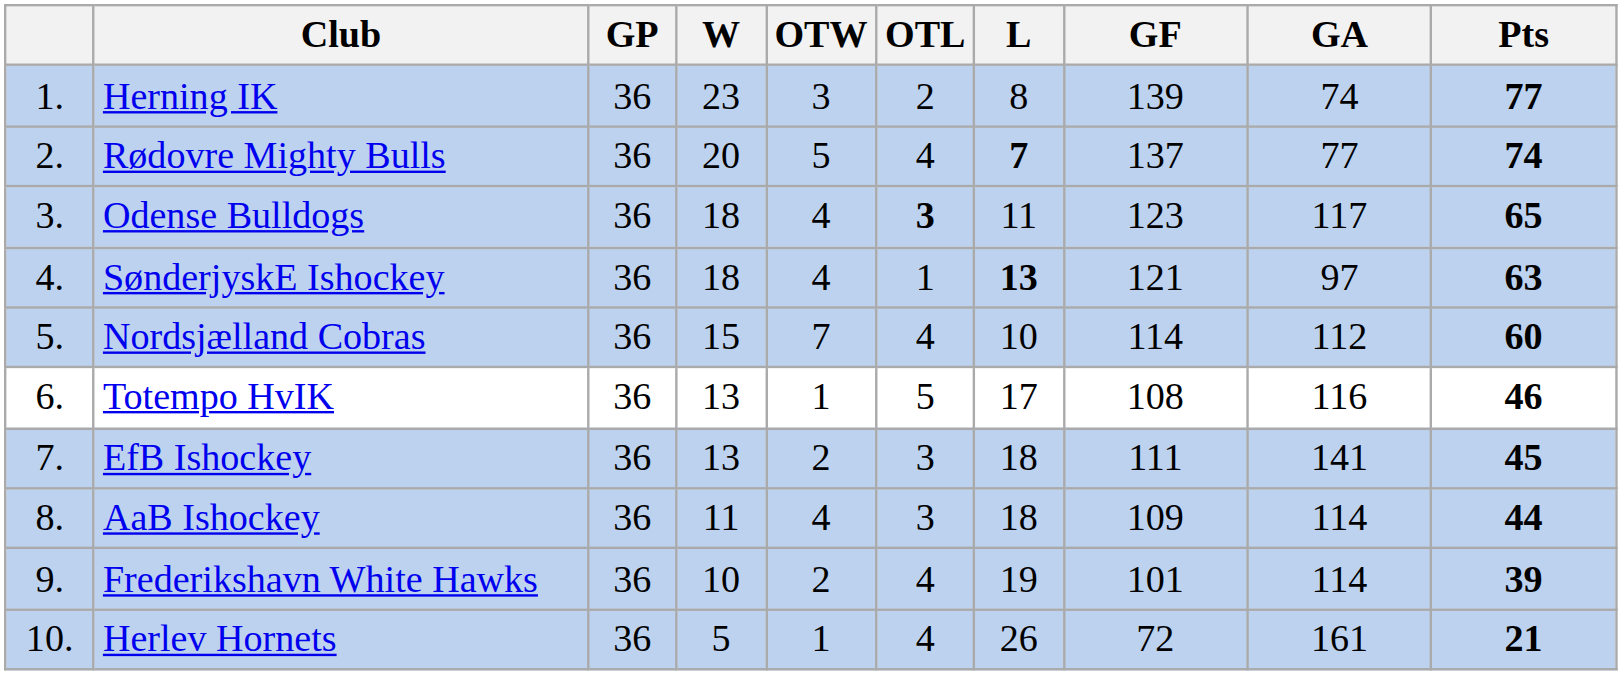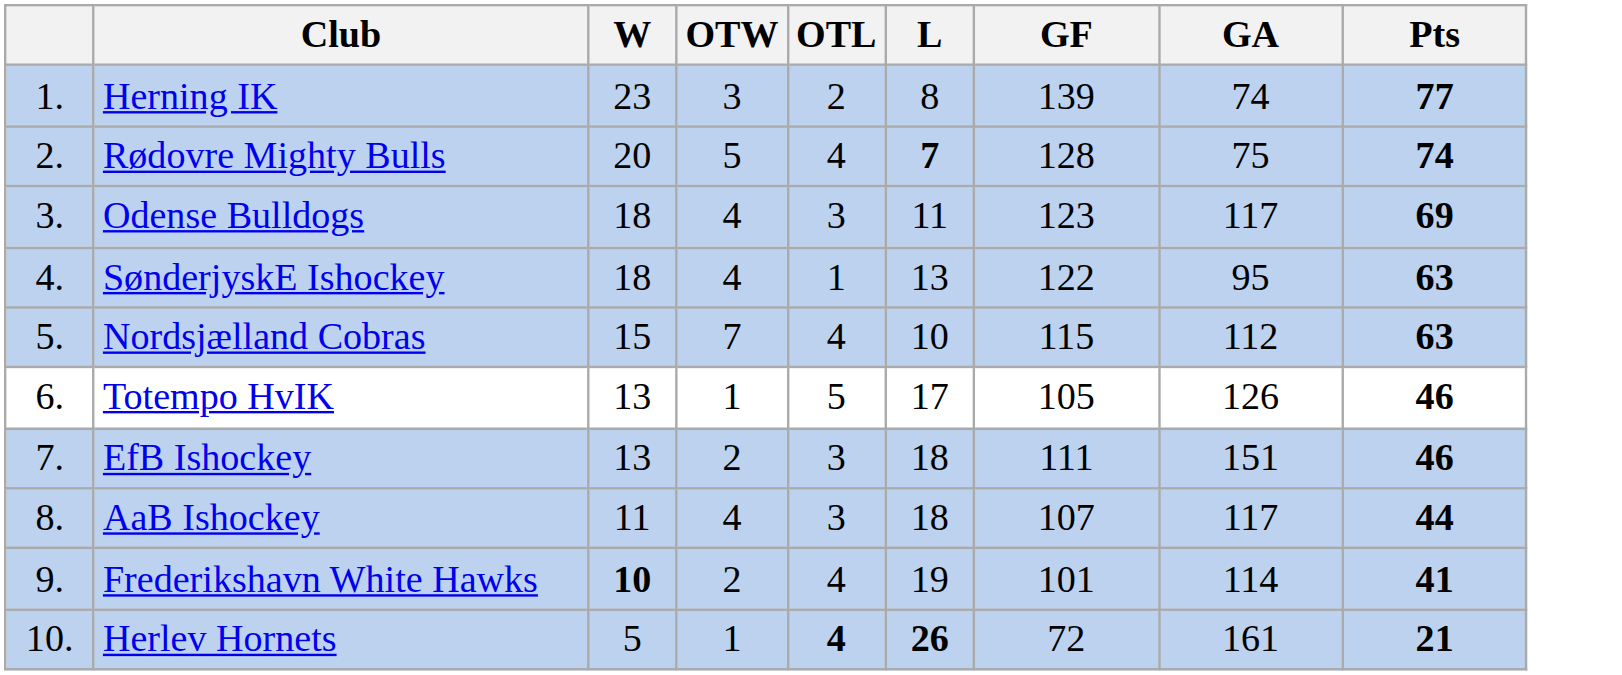- column: (632, 34)
(1155, 155) 137 -> (1066, 155) 128
(1339, 155) 77 -> (1250, 155) 75
(925, 215) bold -> (836, 215) normal
(1524, 215) 65 -> (1435, 215) 69
(1019, 276) bold -> (930, 276) normal
(1155, 276) 121 -> (1066, 276) 122
(1339, 276) 97 -> (1250, 276) 95
(1155, 336) 114 -> (1066, 336) 115
(1524, 336) 60 -> (1435, 336) 63
(1155, 397) 108 -> (1066, 397) 105
(1339, 397) 116 -> (1250, 397) 126
(1339, 457) 141 -> (1250, 457) 151
(1524, 457) 45 -> (1435, 457) 46
(1155, 517) 109 -> (1066, 517) 107
(1339, 517) 114 -> (1250, 517) 117
(721, 578) normal -> (632, 578) bold
(1524, 578) 39 -> (1435, 578) 41
(925, 638) normal -> (836, 638) bold
(1019, 638) normal -> (930, 638) bold
